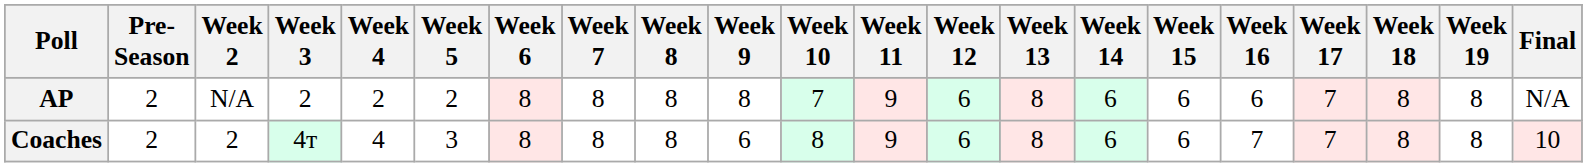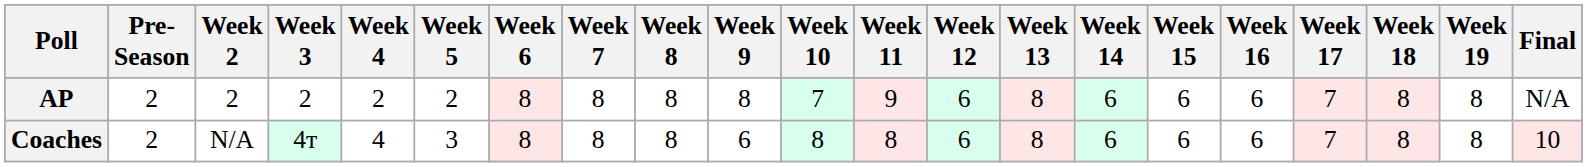(232, 98) N/A -> (232, 98) 2
(232, 140) 2 -> (232, 140) N/A
(891, 140) 9 -> (891, 140) 8
(1257, 140) 7 -> (1257, 140) 6
